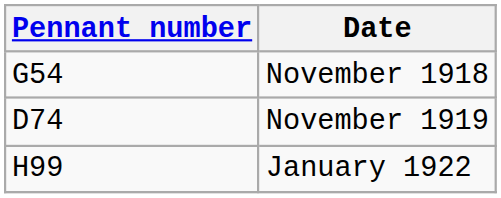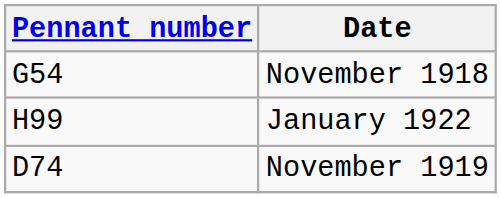rows swapped: (377, 122) <-> (369, 168)
